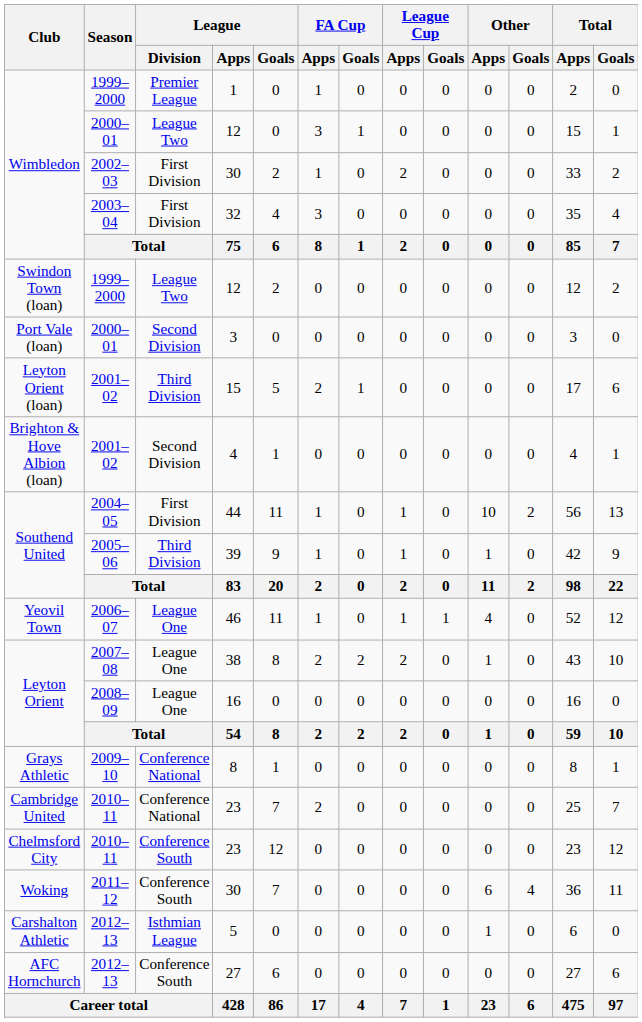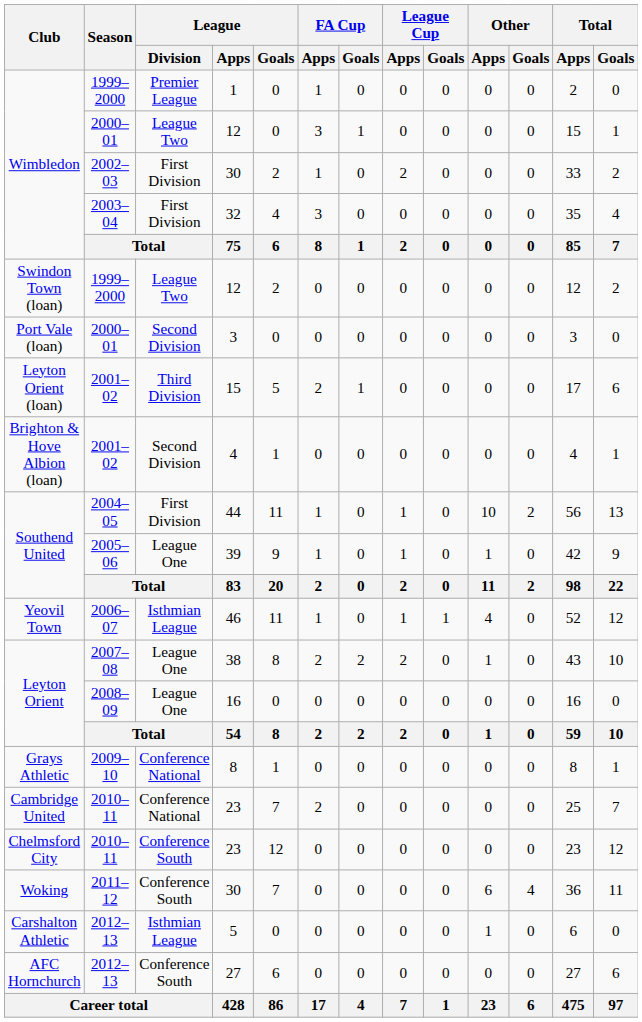(174, 553) Third Division -> (174, 553) League One
(174, 619) League One -> (174, 619) Isthmian League
